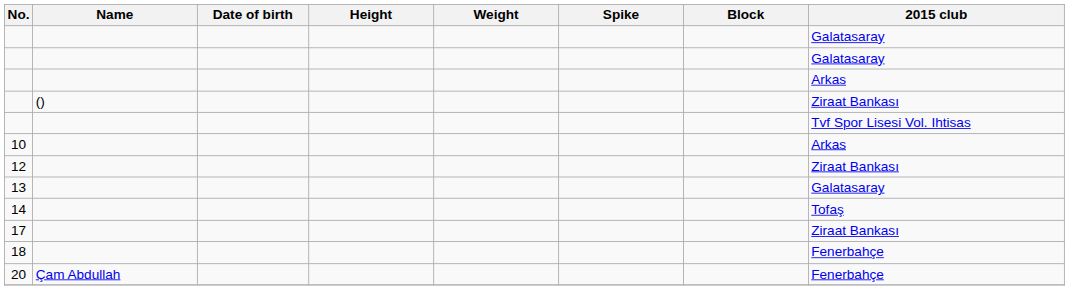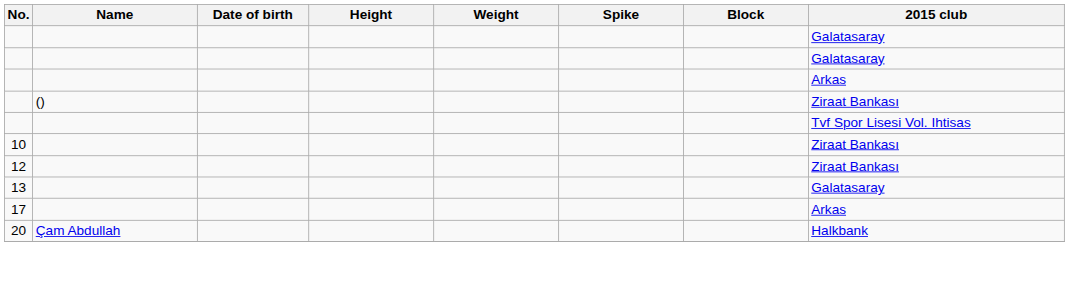(829, 144) Arkas -> (855, 144) Ziraat Bankası
- row: (19, 209)
(855, 230) Ziraat Bankası -> (829, 209) Arkas
- row: (19, 252)
(848, 274) Fenerbahçe -> (840, 230) Halkbank
